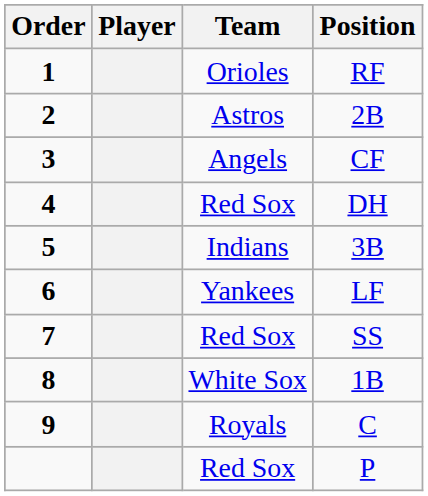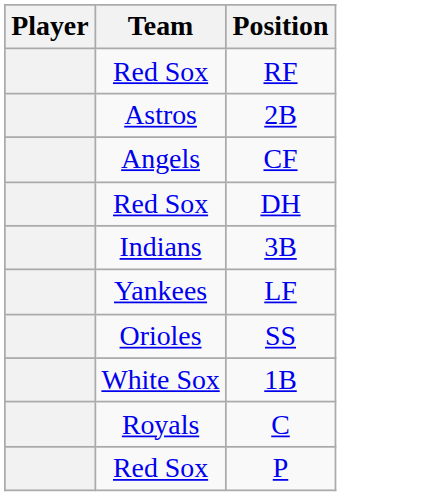- column: (48, 26)
(248, 70) Orioles -> (161, 70) Red Sox
(248, 335) Red Sox -> (161, 335) Orioles
